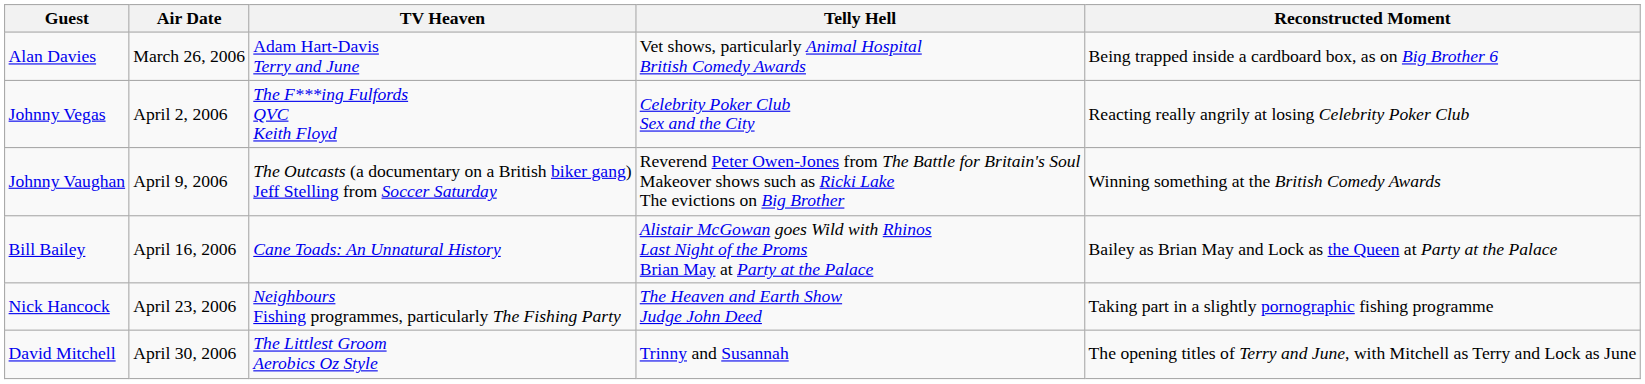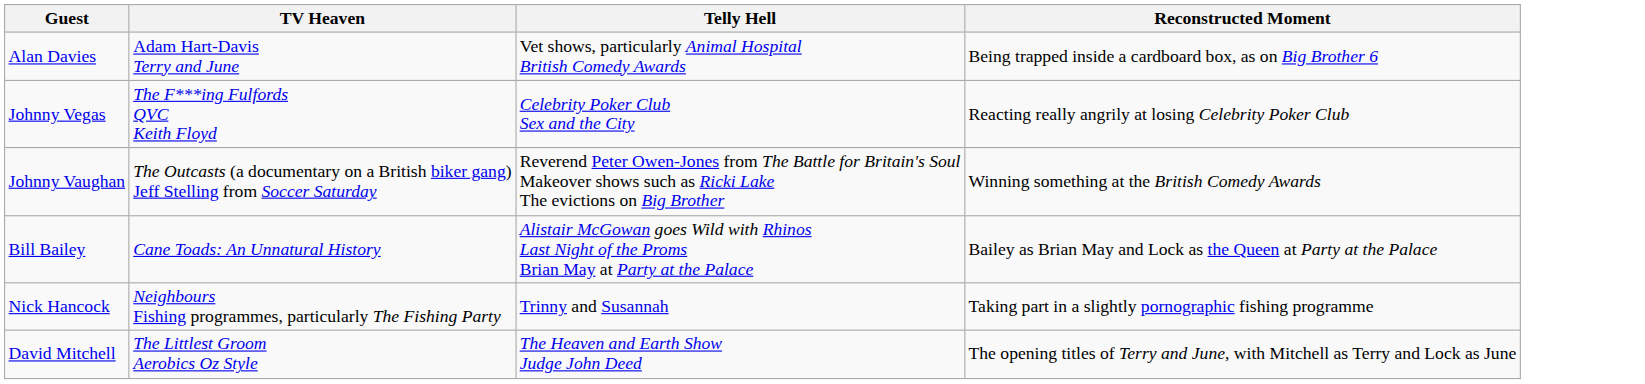- column: (189, 18)
(741, 306) The Heaven and Earth Show Judge John Deed -> (594, 306) Trinny and Susannah
(714, 354) Trinny and Susannah -> (621, 354) The Heaven and Earth Show Judge John Deed
